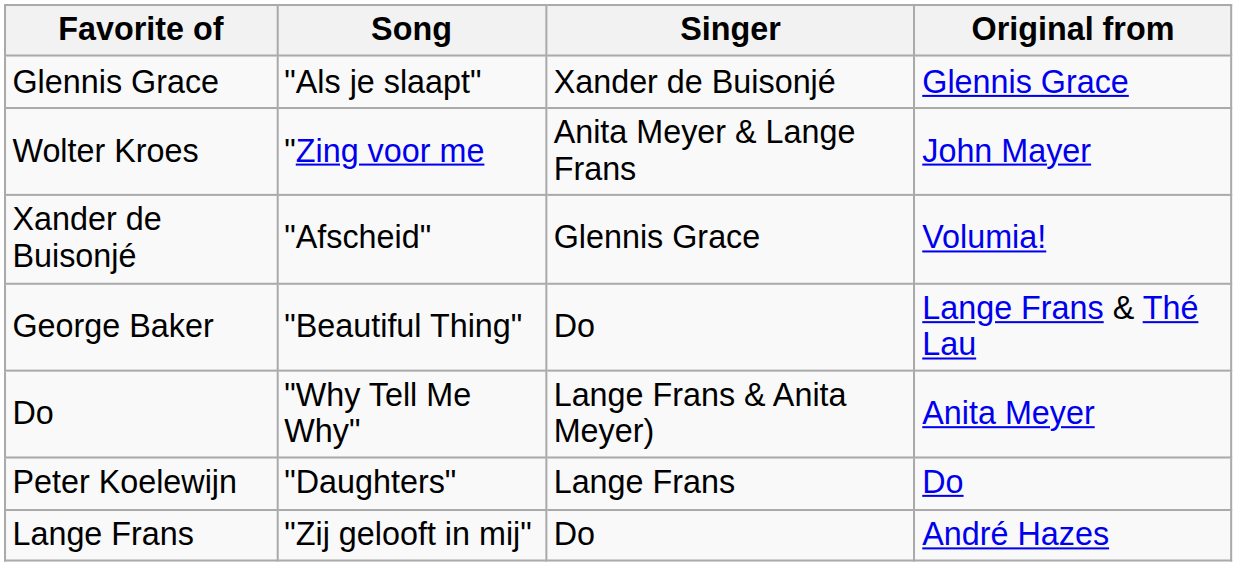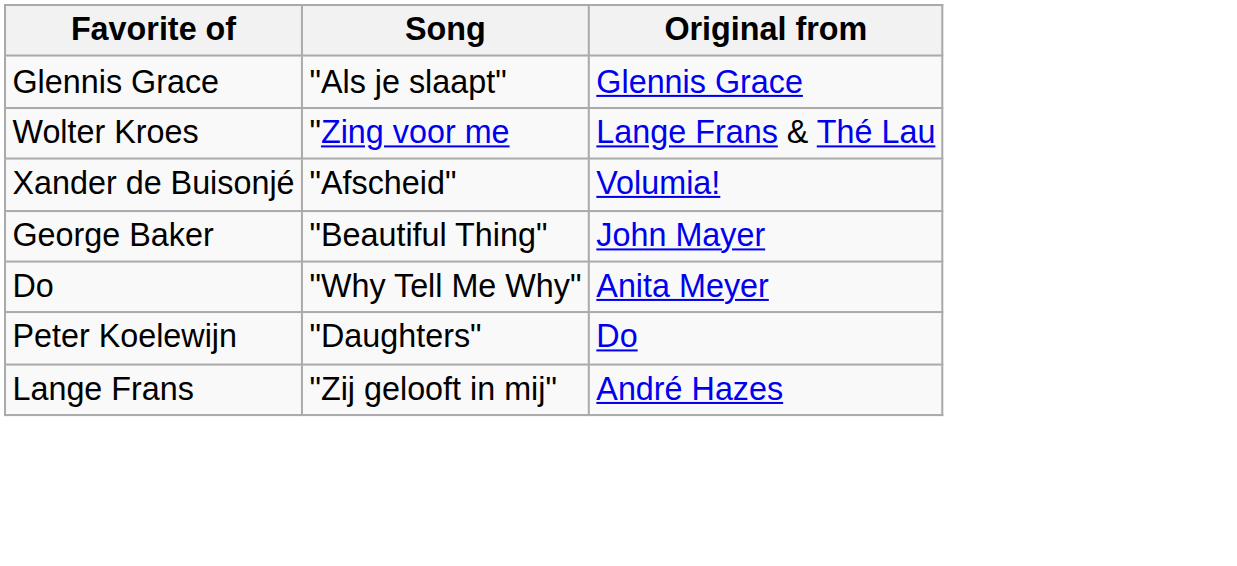- column: (730, 30)
(1007, 150) John Mayer -> (766, 132) Lange Frans & Thé Lau
(1060, 326) Lange Frans & Thé Lau -> (681, 235) John Mayer
